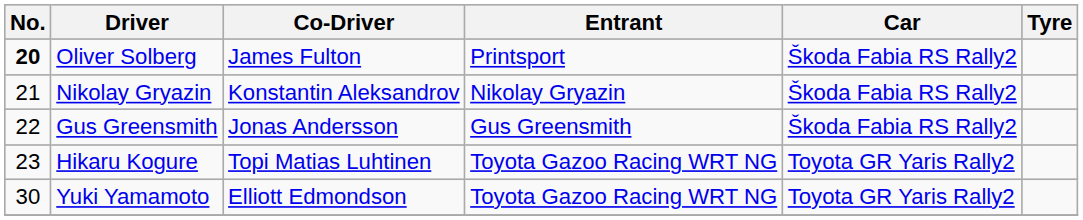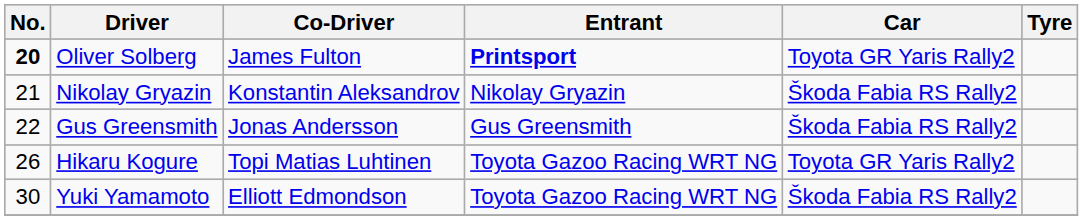(518, 57) normal -> (523, 57) bold
(902, 57) Škoda Fabia RS Rally2 -> (901, 57) Toyota GR Yaris Rally2
(28, 162) 23 -> (28, 162) 26
(901, 197) Toyota GR Yaris Rally2 -> (902, 197) Škoda Fabia RS Rally2
